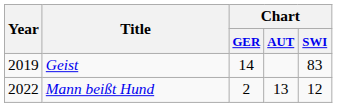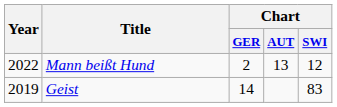rows swapped: (62, 65) <-> (100, 89)
